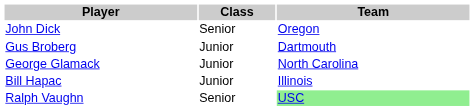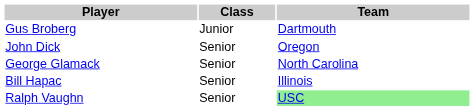rows swapped: (41, 46) <-> (33, 29)
(216, 63) Junior -> (217, 63) Senior
(216, 81) Junior -> (217, 81) Senior
